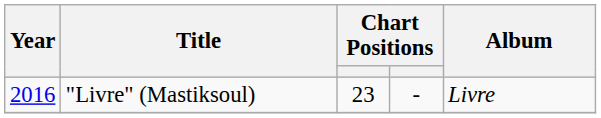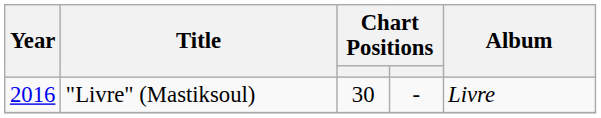(363, 94) 23 -> (363, 94) 30
